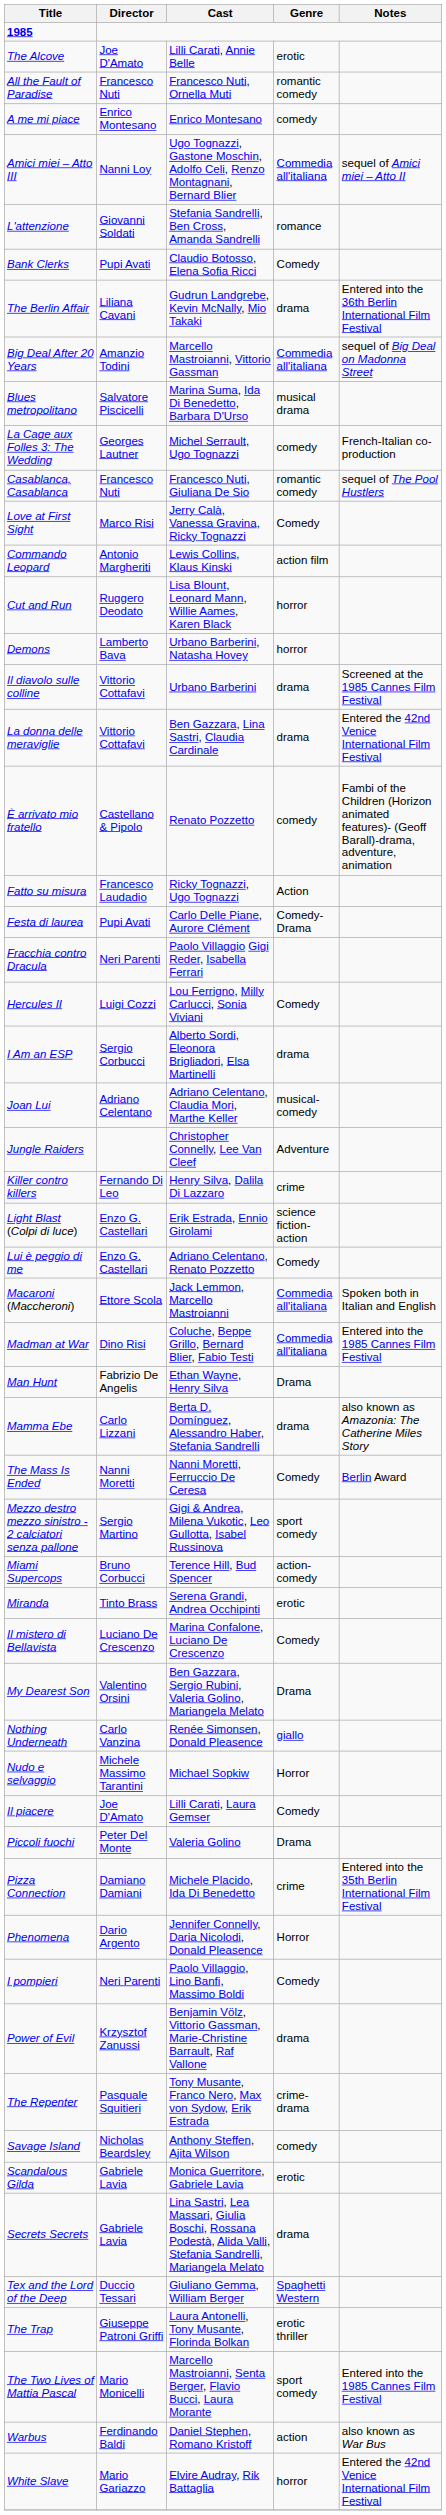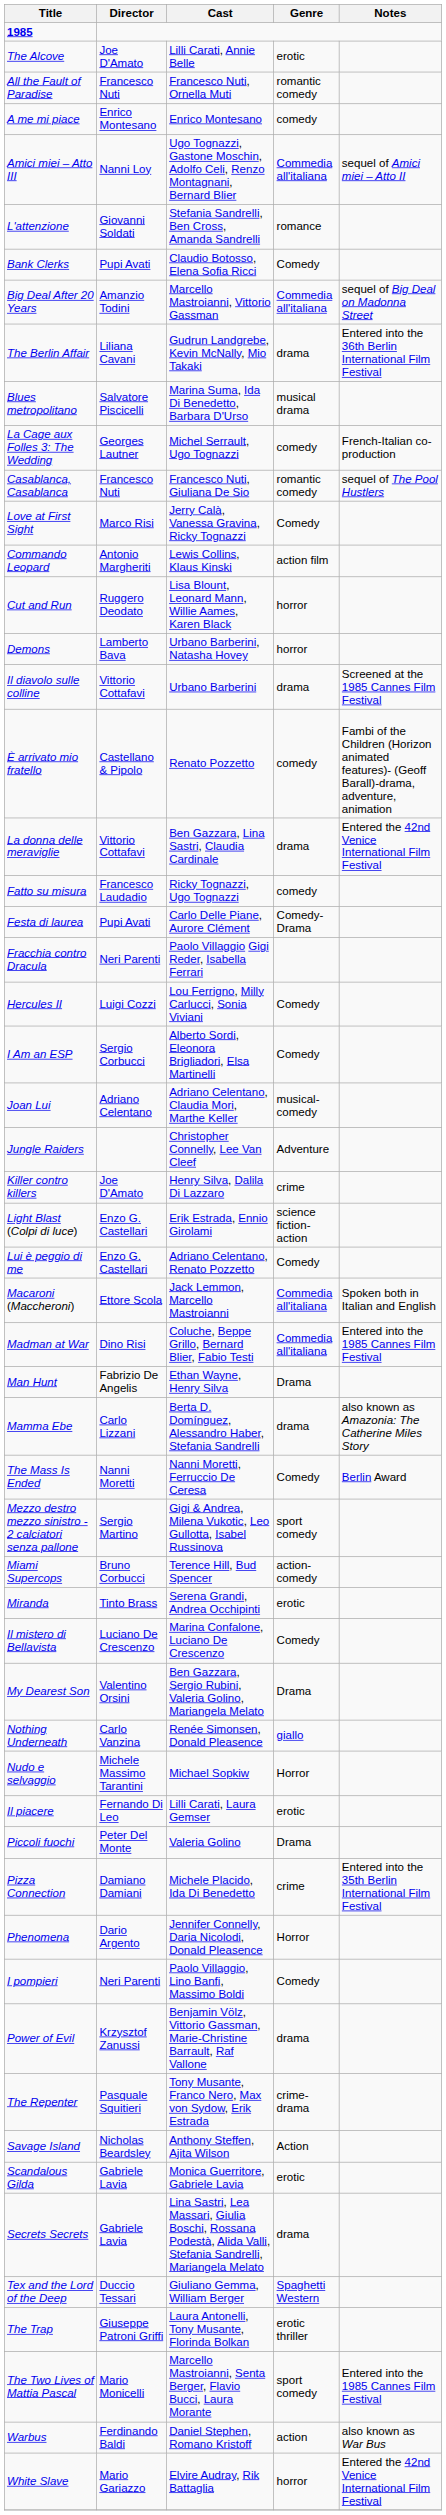rows swapped: (48, 308) <-> (50, 359)
rows swapped: (45, 737) <-> (43, 820)
(293, 890) Action -> (297, 890) comedy
(293, 1054) drama -> (298, 1054) Comedy
(131, 1187) Fernando Di Leo -> (121, 1187) Joe D'Amato
(121, 1811) Joe D'Amato -> (131, 1811) Fernando Di Leo
(298, 1811) Comedy -> (291, 1811) erotic
(297, 2146) comedy -> (293, 2146) Action
